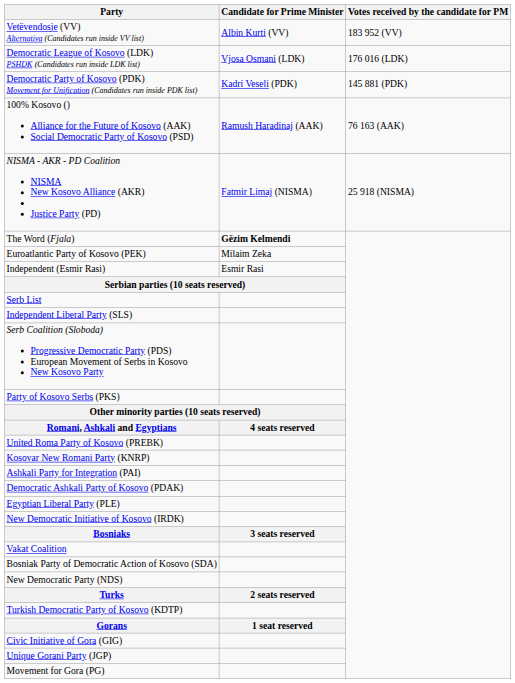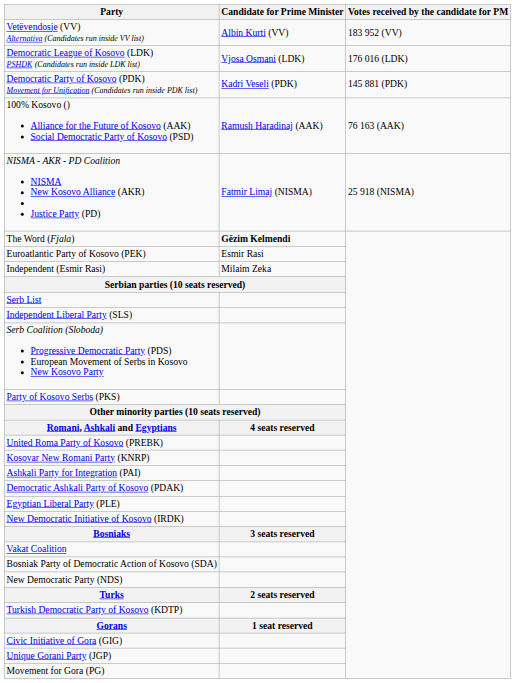(246, 254) Milaim Zeka -> (243, 254) Esmir Rasi
(243, 269) Esmir Rasi -> (246, 269) Milaim Zeka
